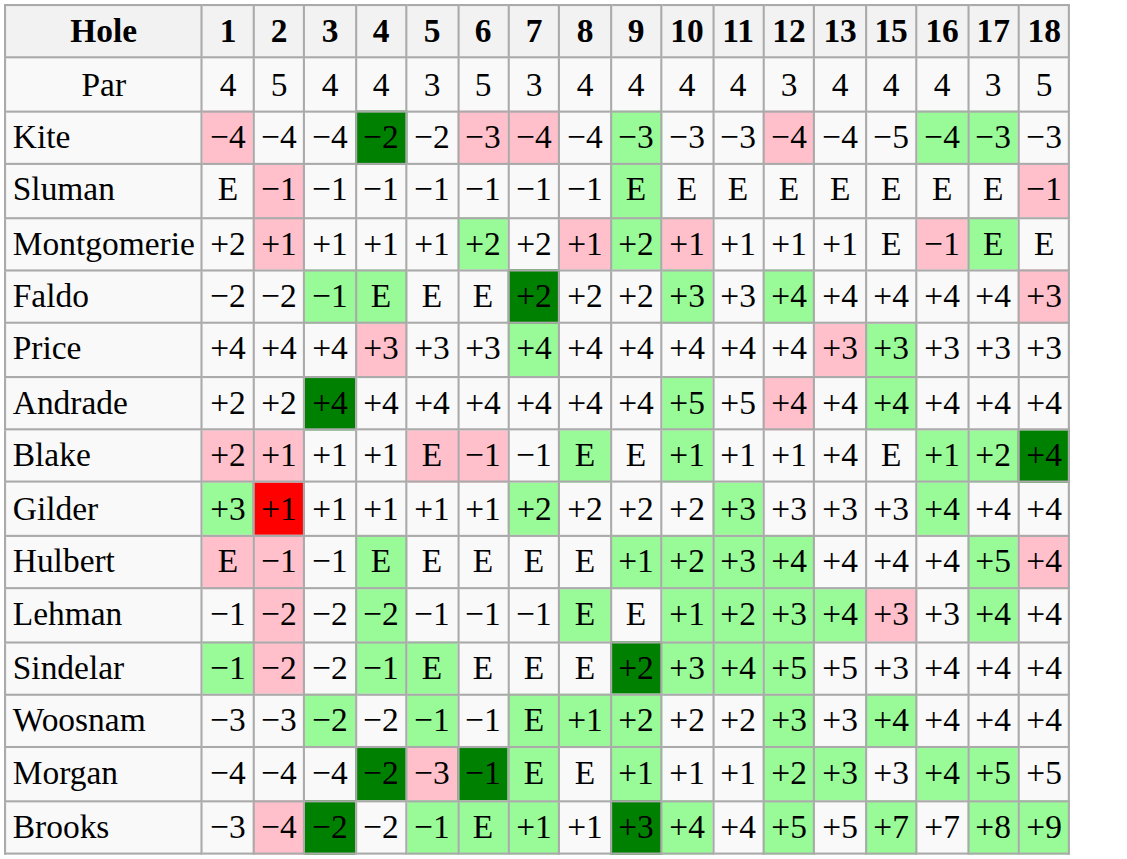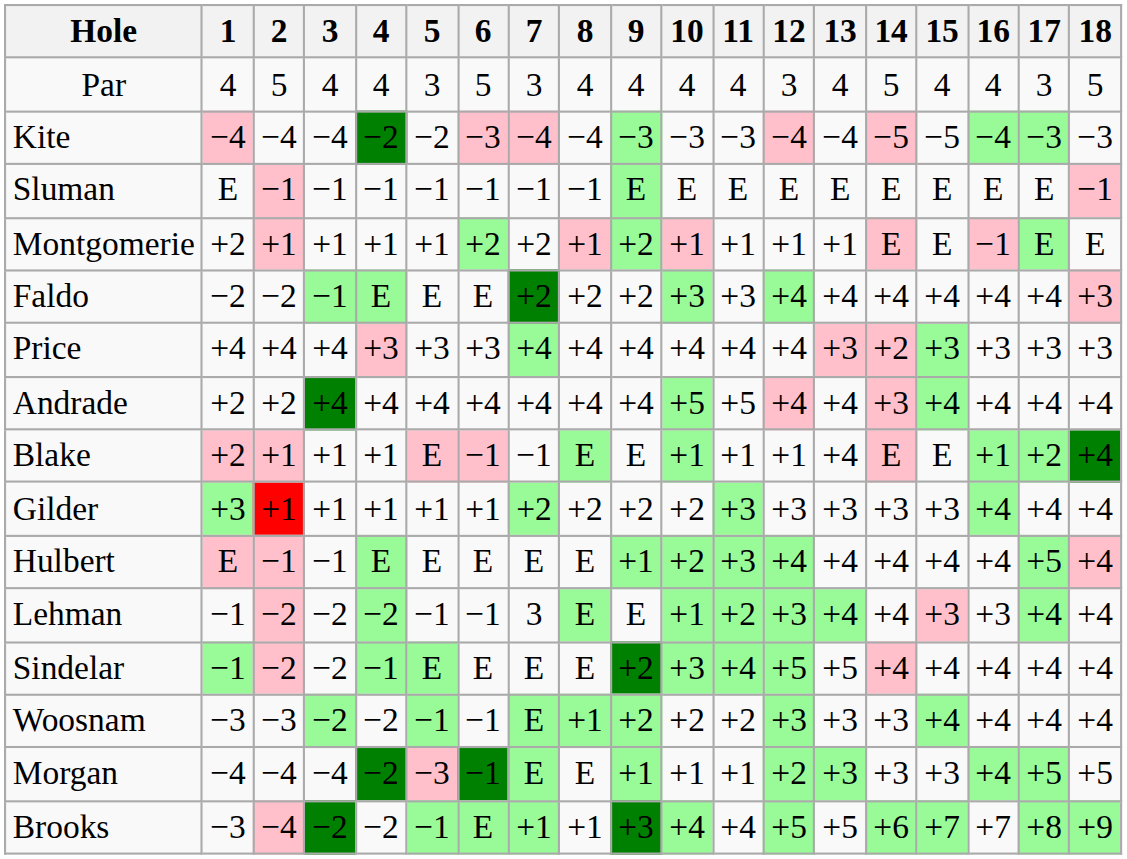+ column: (891, 31)
(534, 614) −1 -> (534, 614) 3
(891, 667) +3 -> (942, 667) +4
